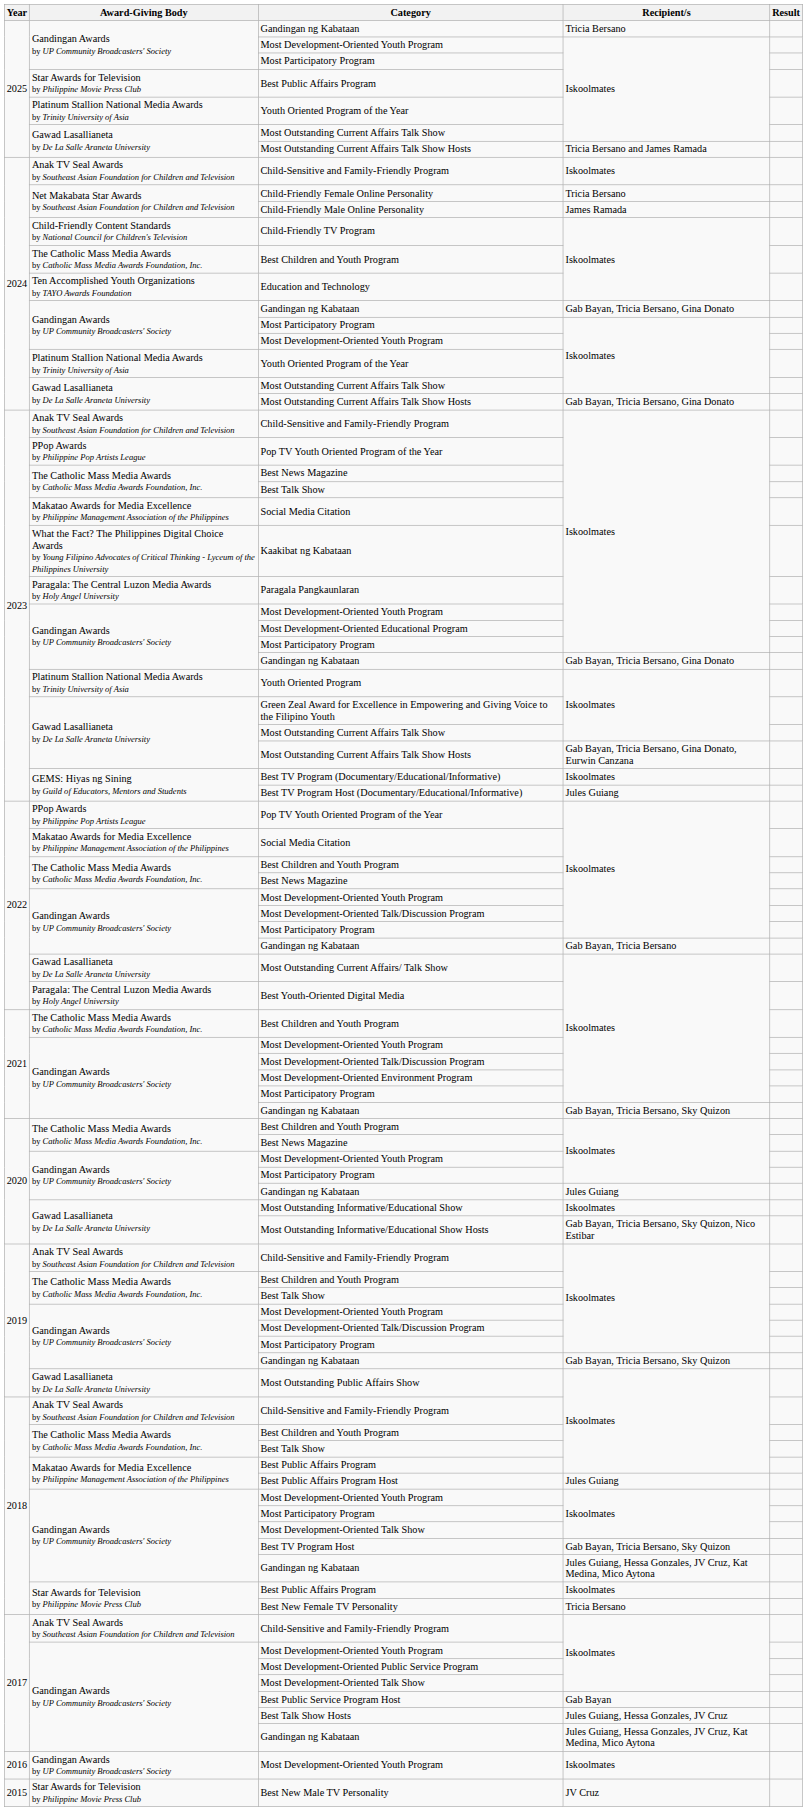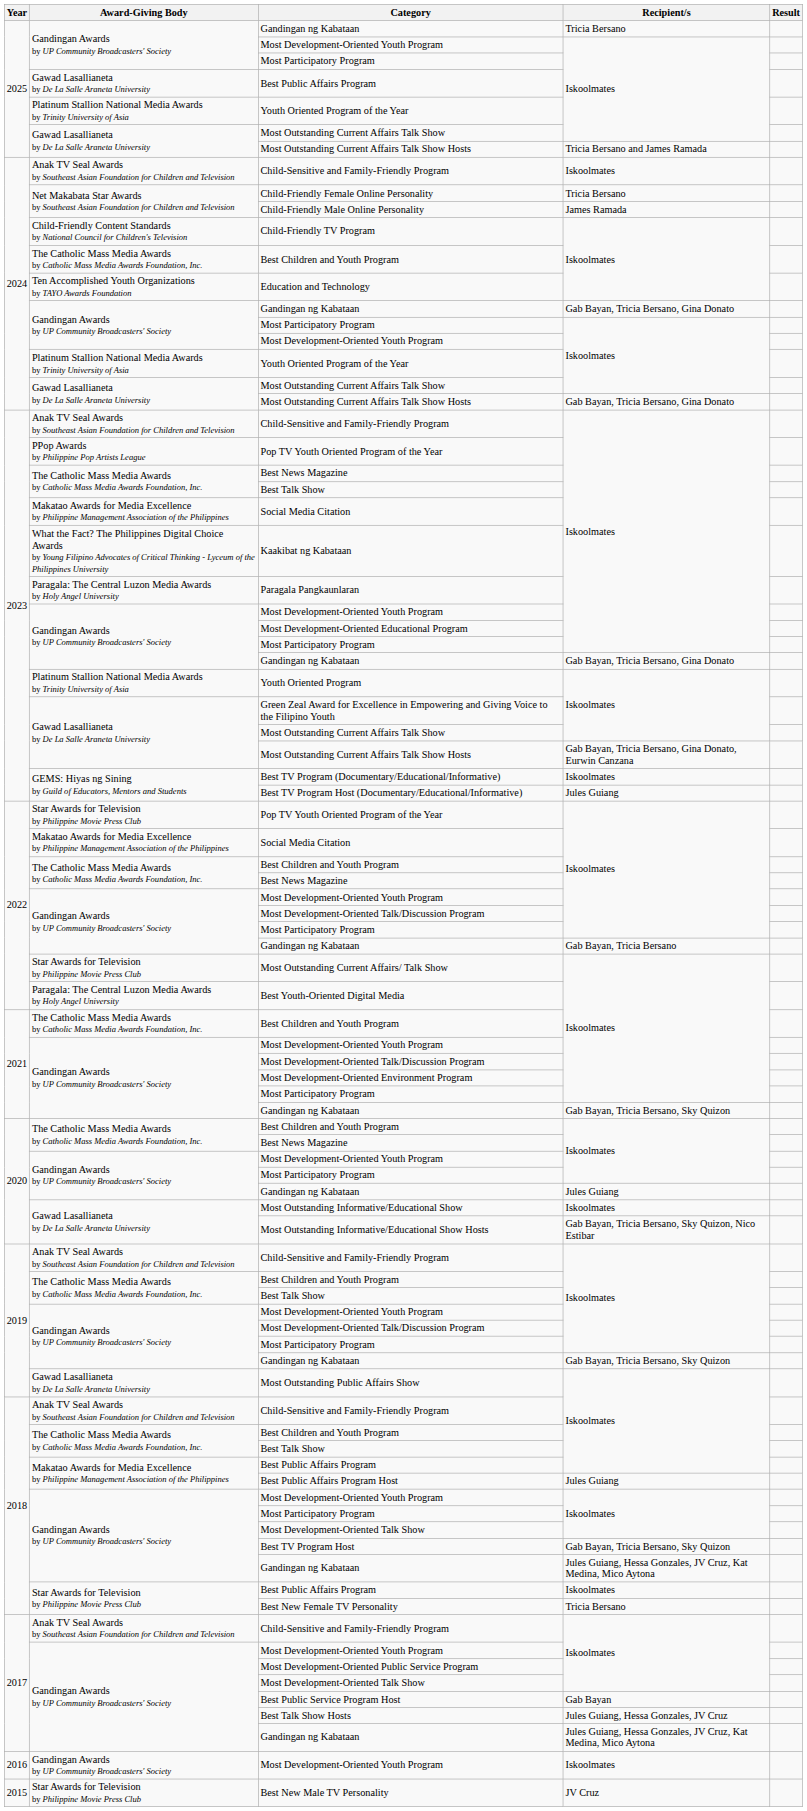(86, 83) Star Awards for Television by Philippine Movie Press Club -> (91, 83) Gawad Lasallianeta by De La Salle Araneta University
(89, 815) PPop Awards by Philippine Pop Artists League -> (86, 815) Star Awards for Television by Philippine Movie Press Club
(91, 968) Gawad Lasallianeta by De La Salle Araneta University -> (86, 968) Star Awards for Television by Philippine Movie Press Club
